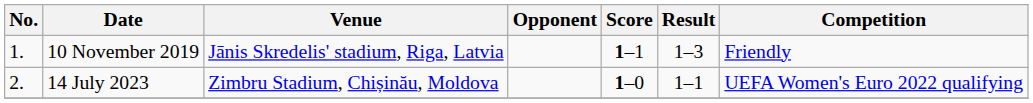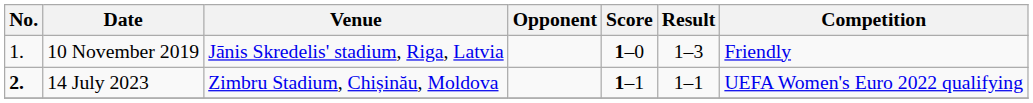(629, 51) 1–1 -> (629, 51) 1–0
(17, 82) normal -> (17, 82) bold
(629, 82) 1–0 -> (629, 82) 1–1
